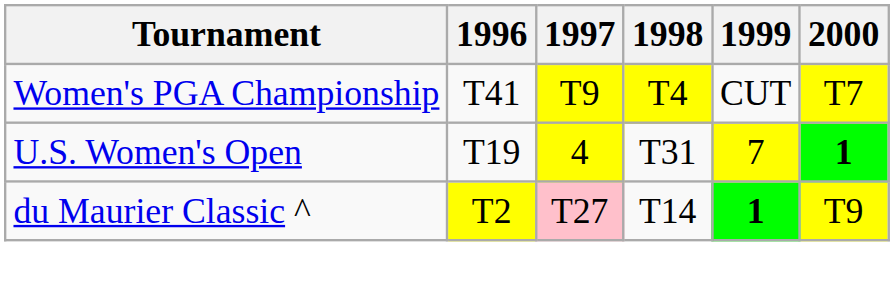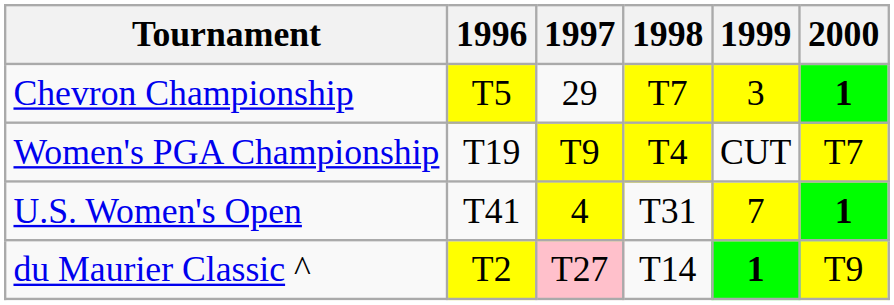+ row: (183, 93)
(492, 93) T41 -> (492, 151) T19
(492, 151) T19 -> (492, 210) T41
